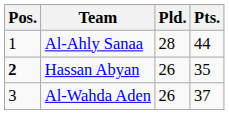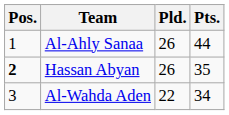(167, 43) 28 -> (167, 43) 26
(167, 95) 26 -> (167, 95) 22
(202, 95) 37 -> (202, 95) 34
